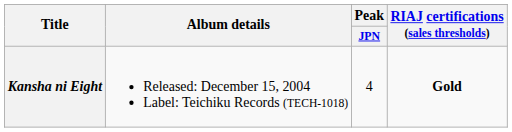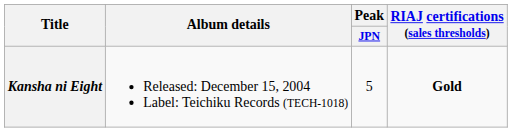(369, 86) 4 -> (369, 86) 5
